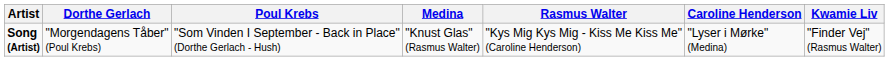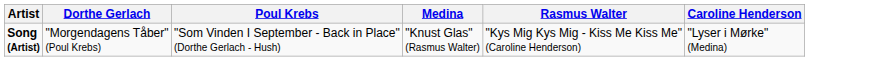- column: (844, 14)
